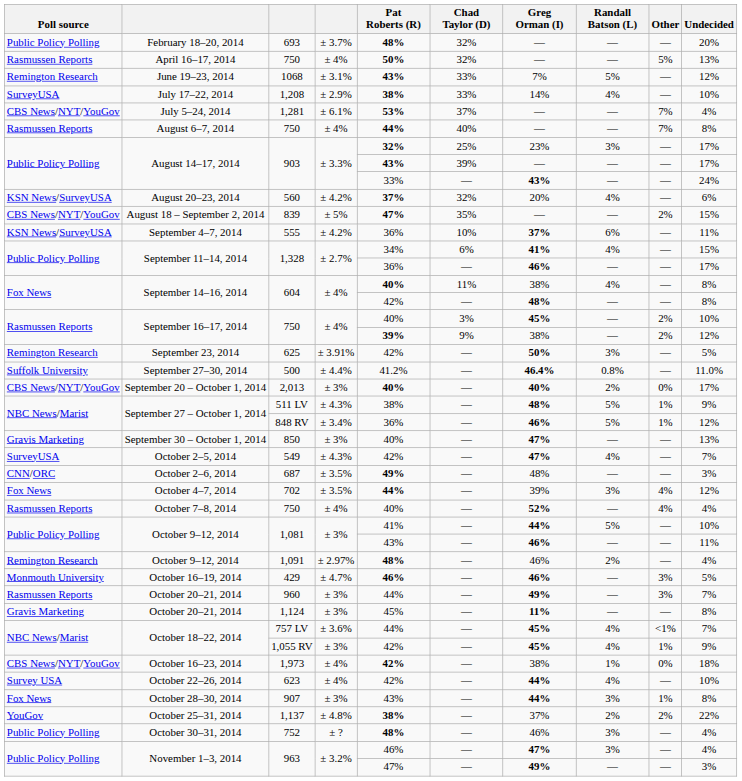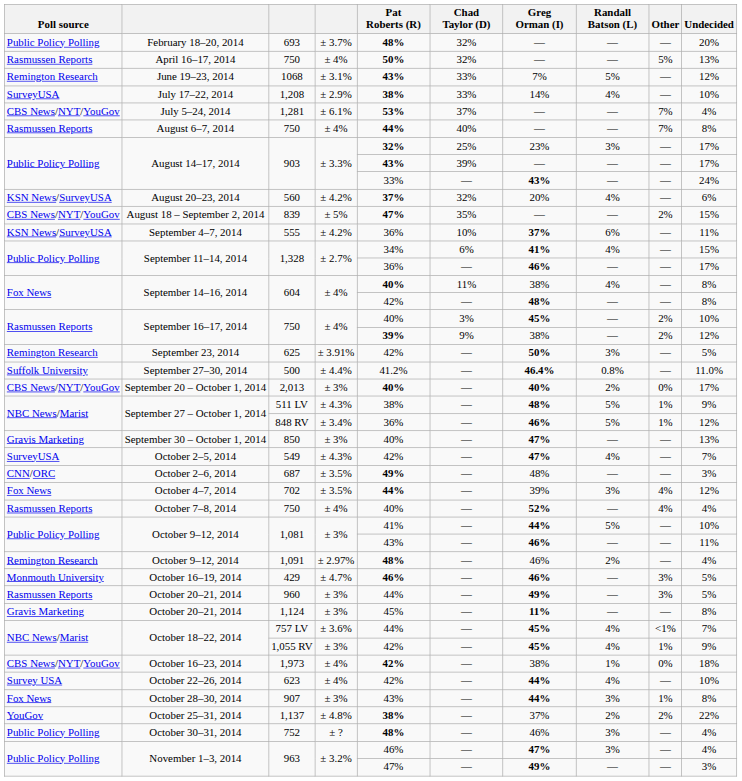(709, 594) 7% -> (709, 594) 5%
